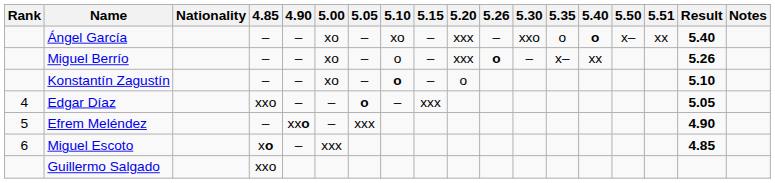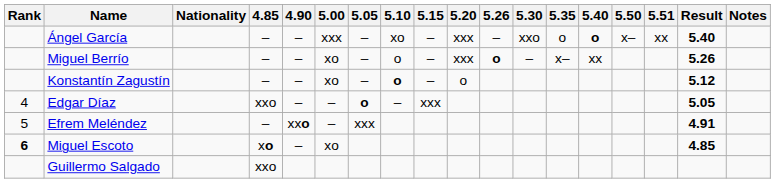(332, 37) xo -> (332, 37) xxx
(702, 80) 5.10 -> (702, 80) 5.12
(702, 124) 4.90 -> (702, 124) 4.91
(24, 145) normal -> (24, 145) bold
(332, 145) xxx -> (332, 145) xo
